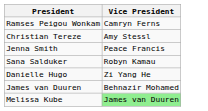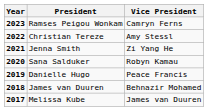+ column: (16, 11)
(134, 49) Peace Francis -> (150, 49) Zi Yang He
(127, 74) Zi Yang He -> (157, 74) Peace Francis
(141, 100) lightgreen background -> (164, 100) no background
